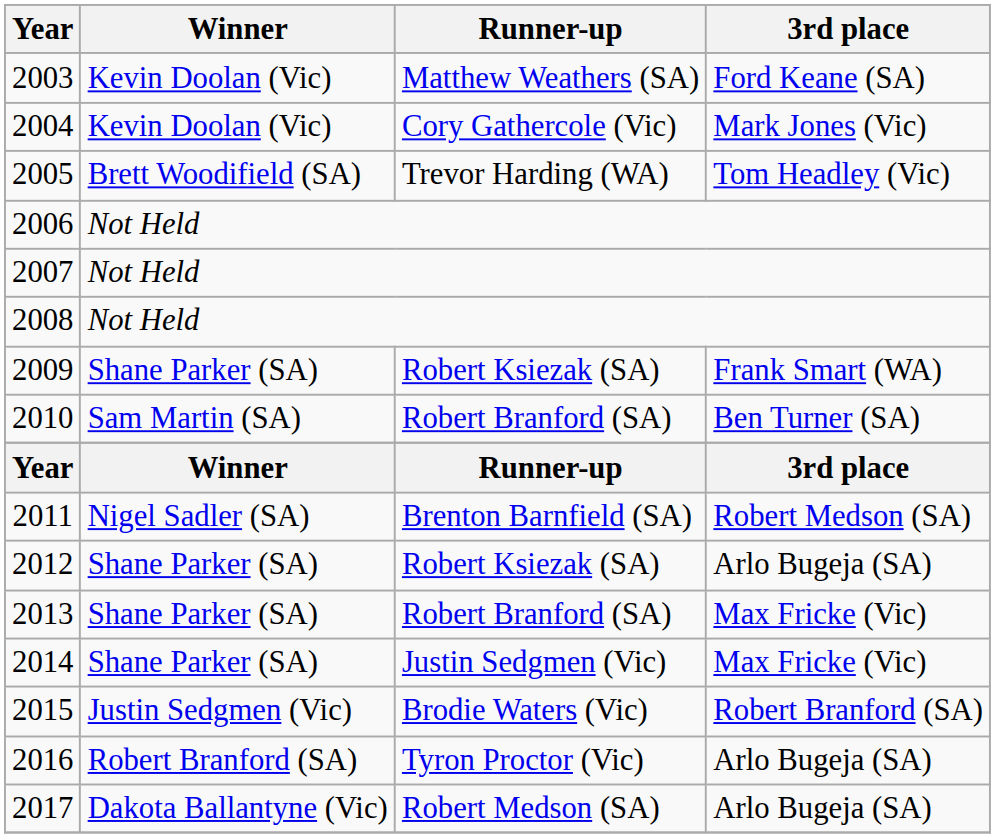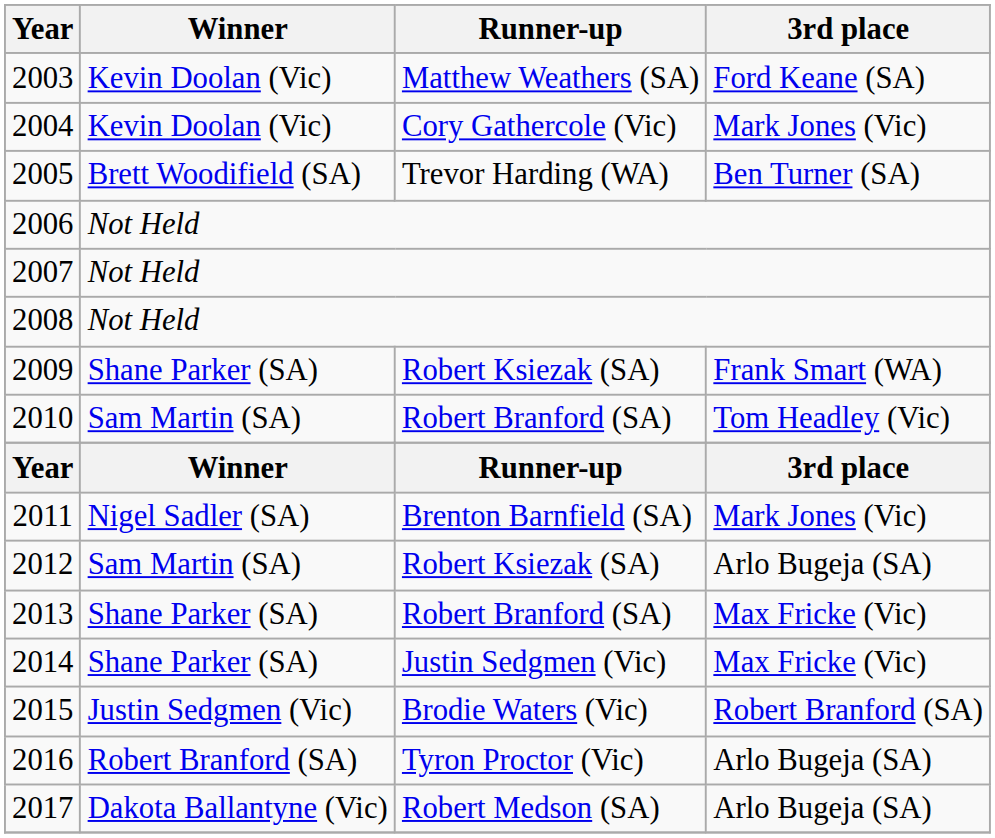(832, 175) Tom Headley (Vic) -> (817, 175) Ben Turner (SA)
(817, 418) Ben Turner (SA) -> (832, 418) Tom Headley (Vic)
(842, 516) Robert Medson (SA) -> (820, 516) Mark Jones (Vic)
(203, 564) Shane Parker (SA) -> (194, 564) Sam Martin (SA)
